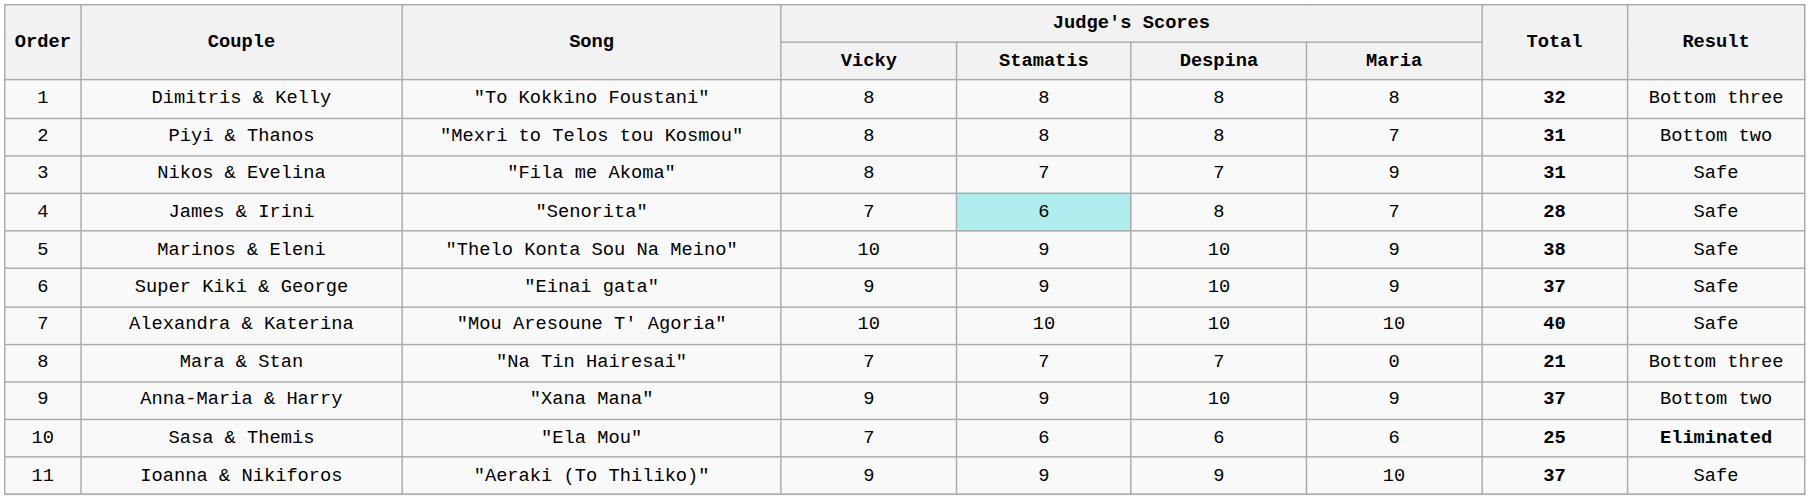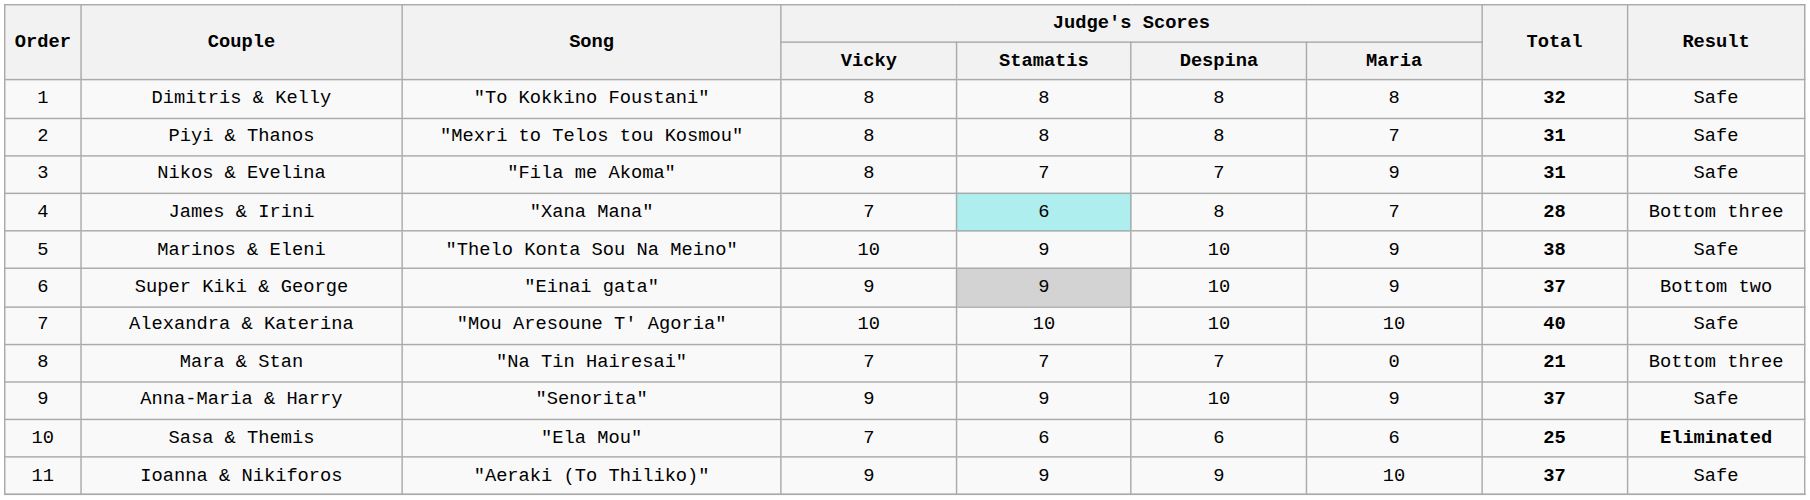(1716, 98) Bottom three -> (1716, 98) Safe
(1716, 136) Bottom two -> (1716, 136) Safe
(592, 211) "Senorita" -> (592, 211) "Xana Mana"
(1716, 211) Safe -> (1716, 211) Bottom three
(1044, 287) no background -> (1044, 287) lightgrey background
(1716, 287) Safe -> (1716, 287) Bottom two
(592, 400) "Xana Mana" -> (592, 400) "Senorita"
(1716, 400) Bottom two -> (1716, 400) Safe
